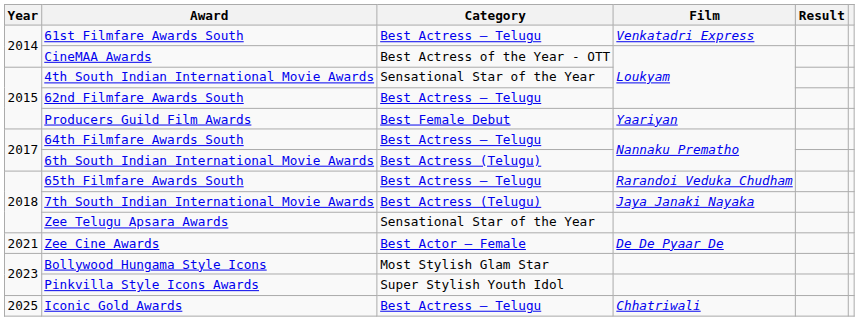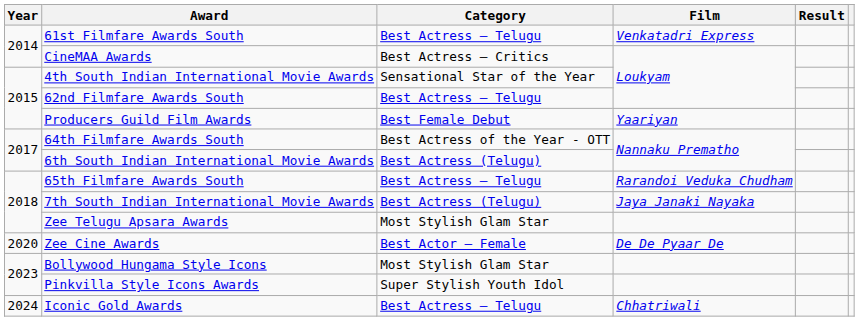(495, 56) Best Actress of the Year - OTT -> (465, 56) Best Actress – Critics
(461, 139) Best Actress – Telugu -> (495, 139) Best Actress of the Year - OTT
(488, 223) Sensational Star of the Year -> (465, 223) Most Stylish Glam Star
(23, 243) 2021 -> (23, 243) 2020
(23, 306) 2025 -> (23, 306) 2024
